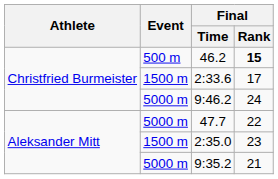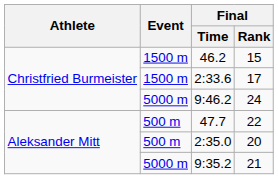(162, 58) 500 m -> (166, 58) 1500 m
(254, 58) bold -> (254, 58) normal
(166, 121) 5000 m -> (162, 121) 500 m
(166, 142) 1500 m -> (162, 142) 500 m
(254, 142) 23 -> (254, 142) 20
